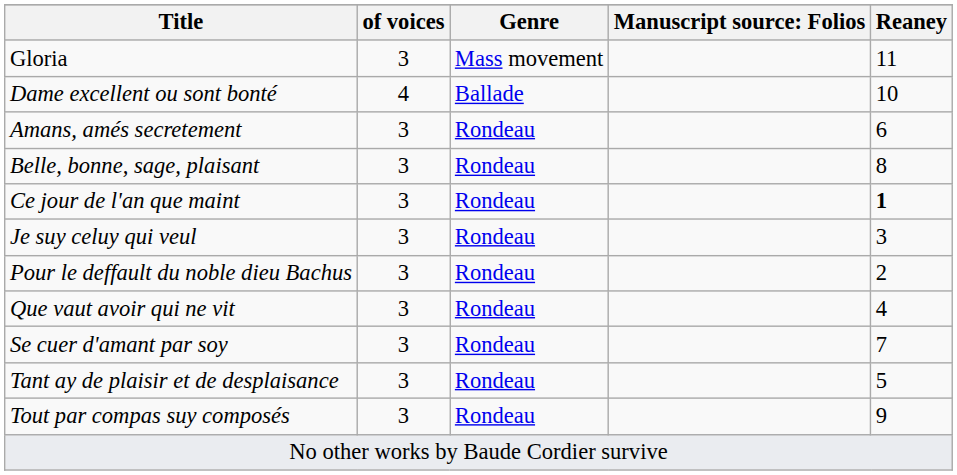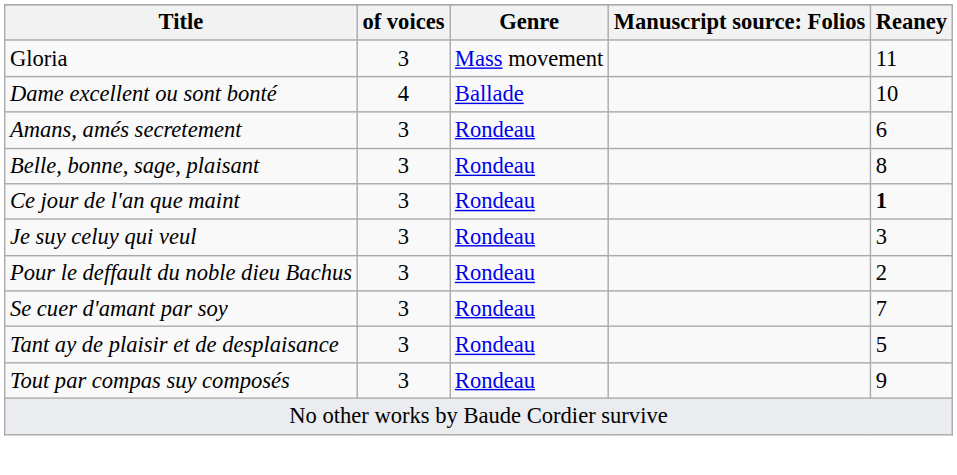- row: (122, 308)
